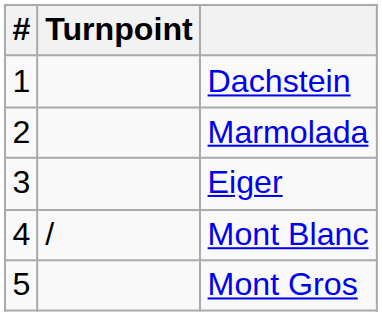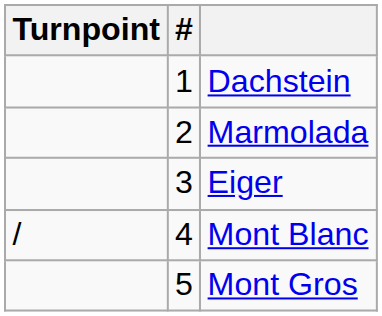columns swapped: (21, 30) <-> (119, 30)
